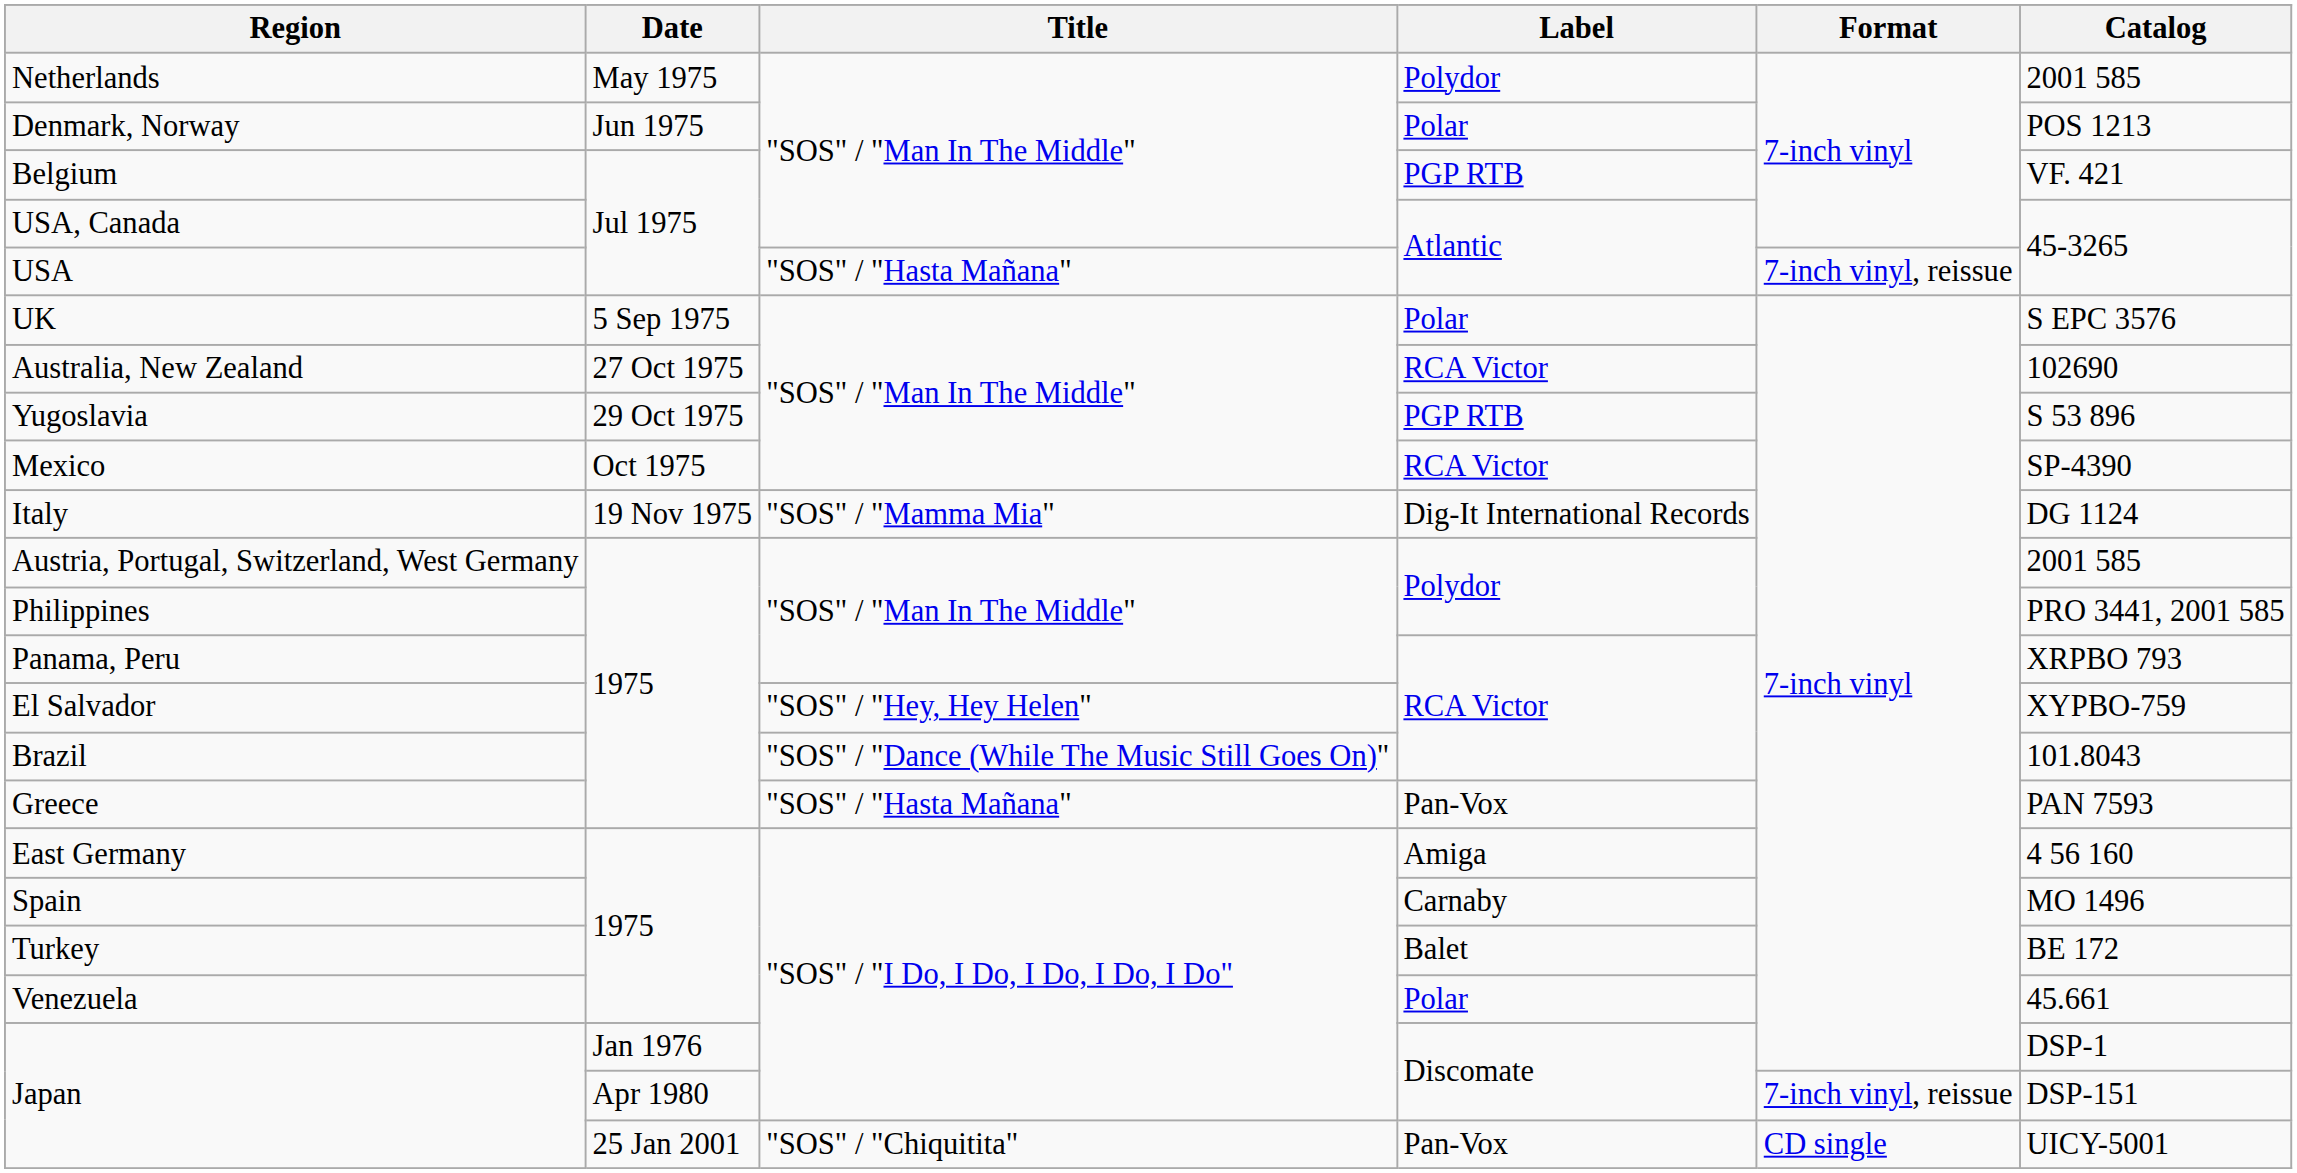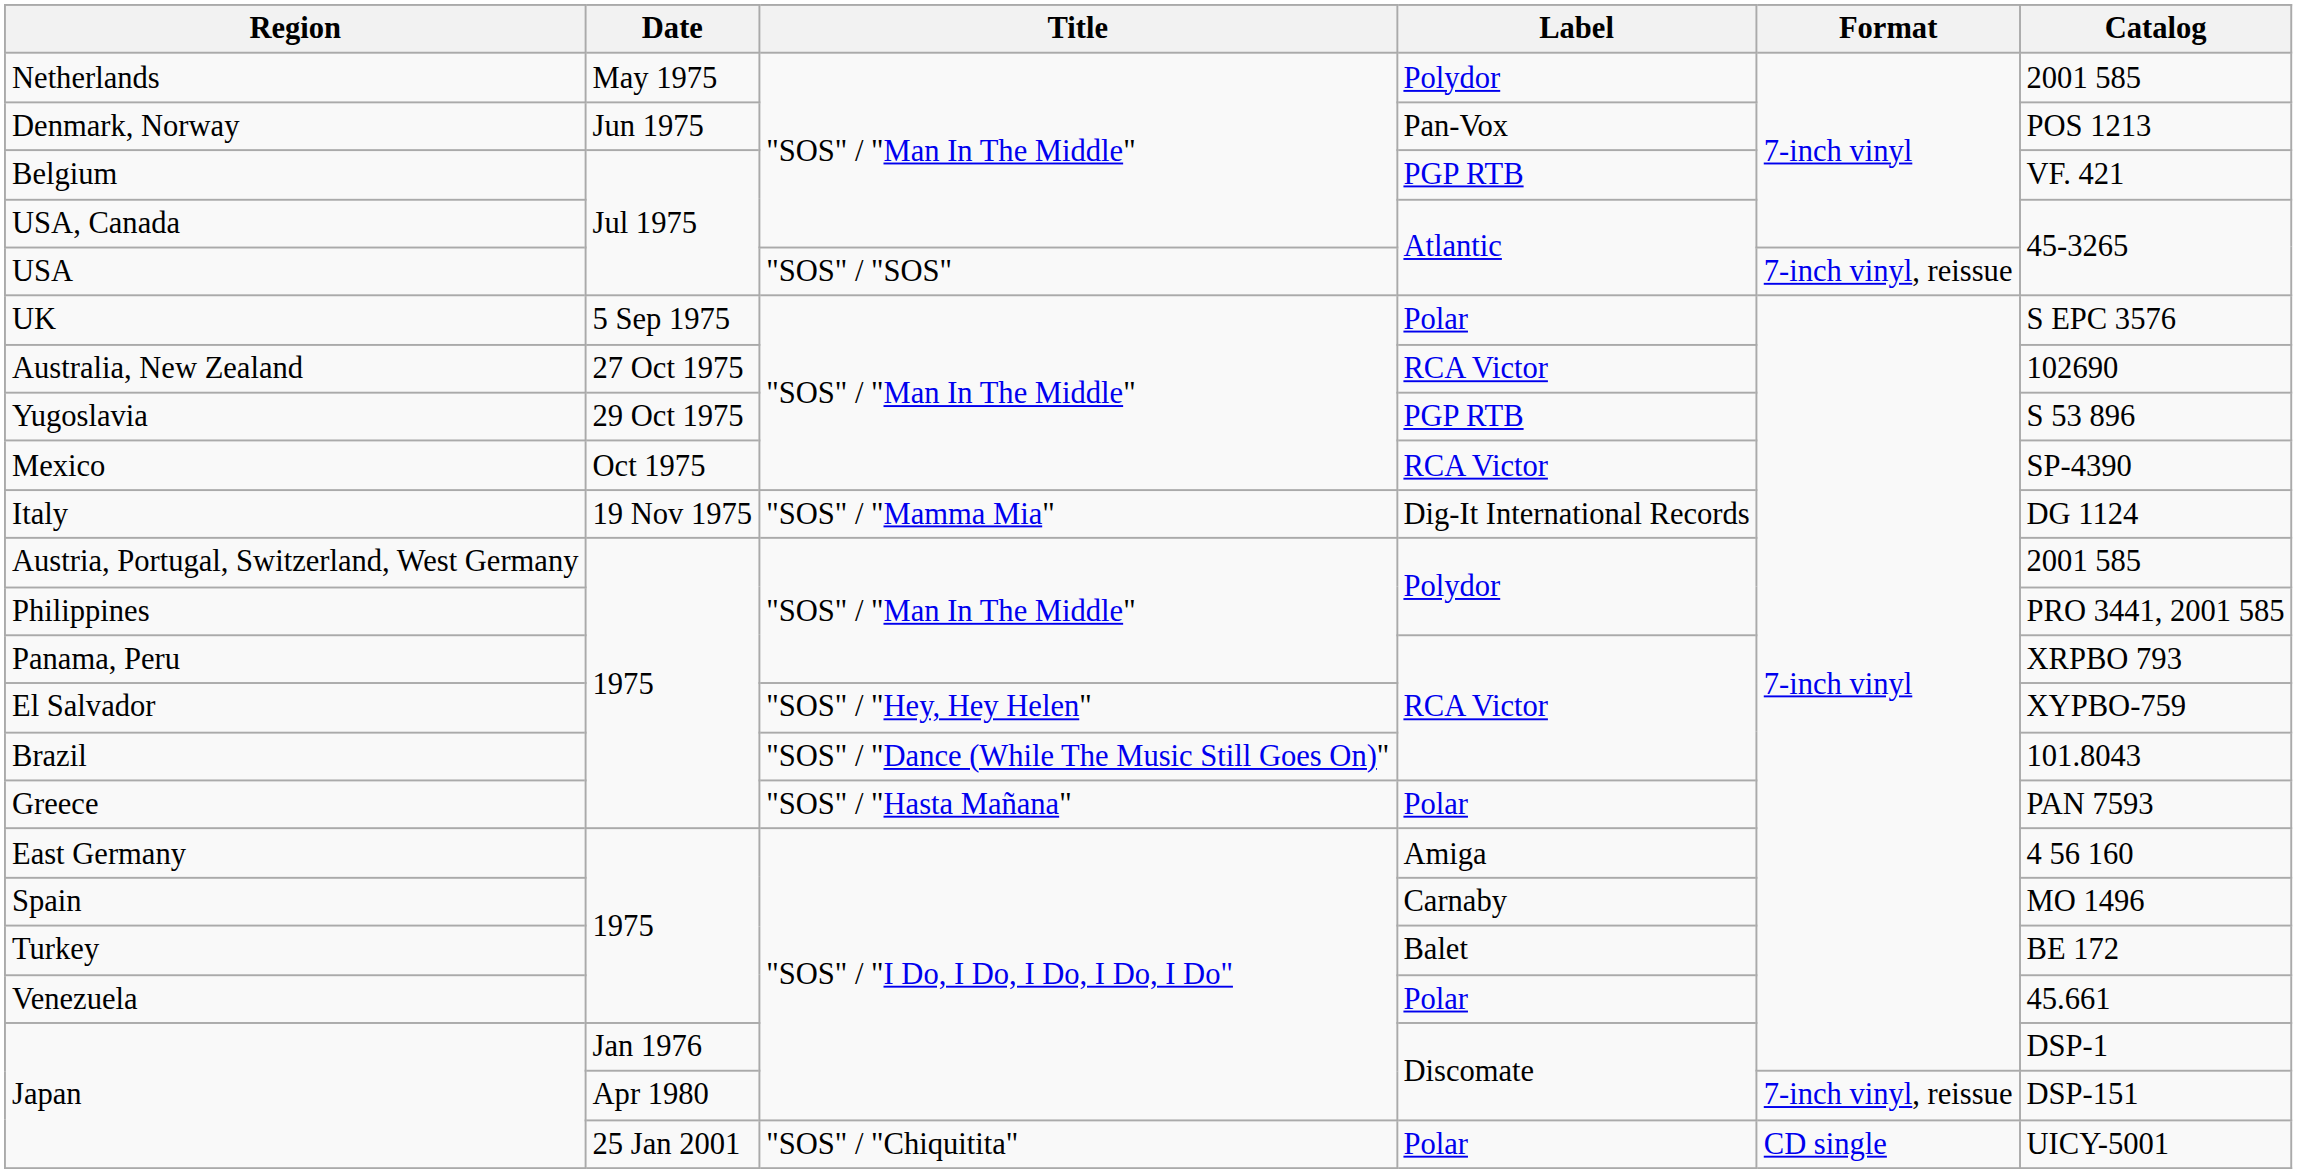(1436, 125) Polar -> (1456, 125) Pan-Vox
(919, 271) "SOS" / "Hasta Mañana" -> (859, 271) "SOS" / "SOS"
(1456, 804) Pan-Vox -> (1436, 804) Polar
(1456, 1143) Pan-Vox -> (1436, 1143) Polar
